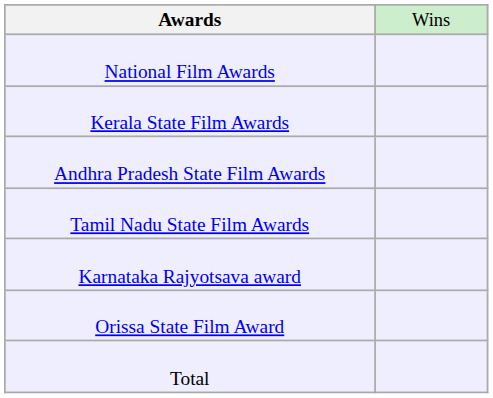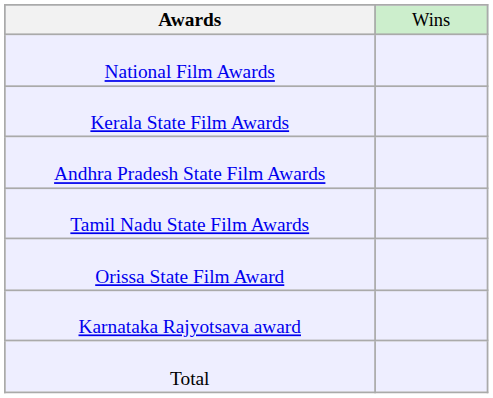rows swapped: (190, 275) <-> (190, 326)
